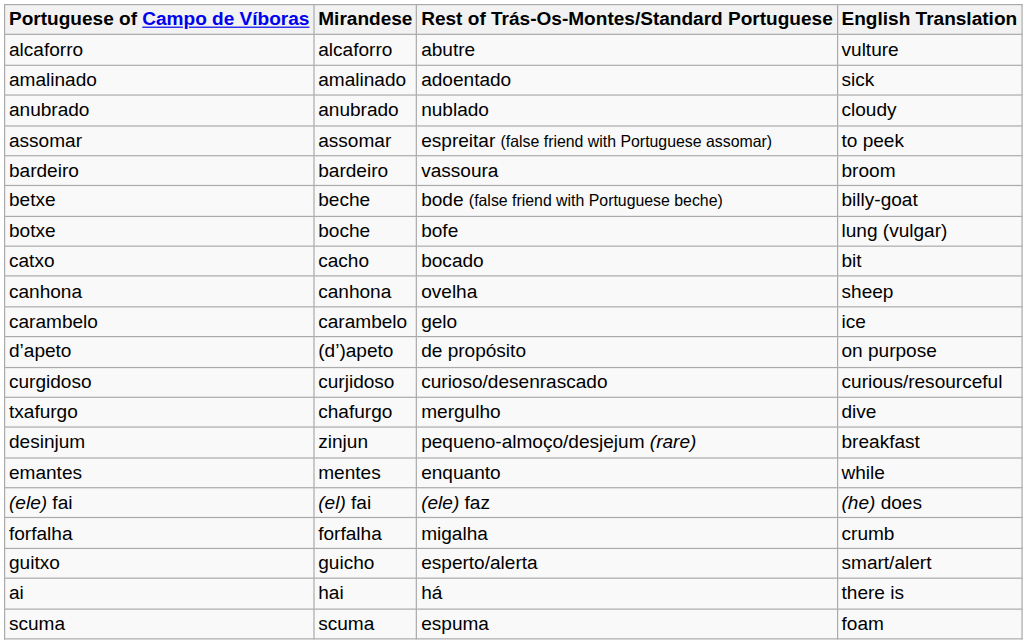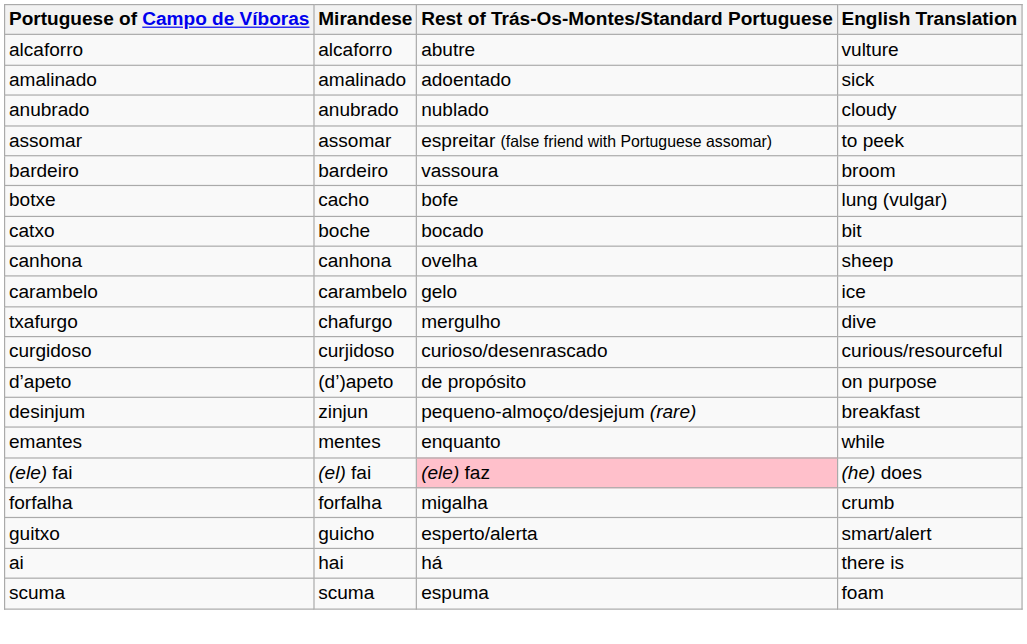- row: (32, 200)
(344, 230) boche -> (344, 200) cacho
(344, 261) cacho -> (344, 230) boche
rows swapped: (43, 412) <-> (40, 351)
(456, 502) no background -> (456, 472) pink background
